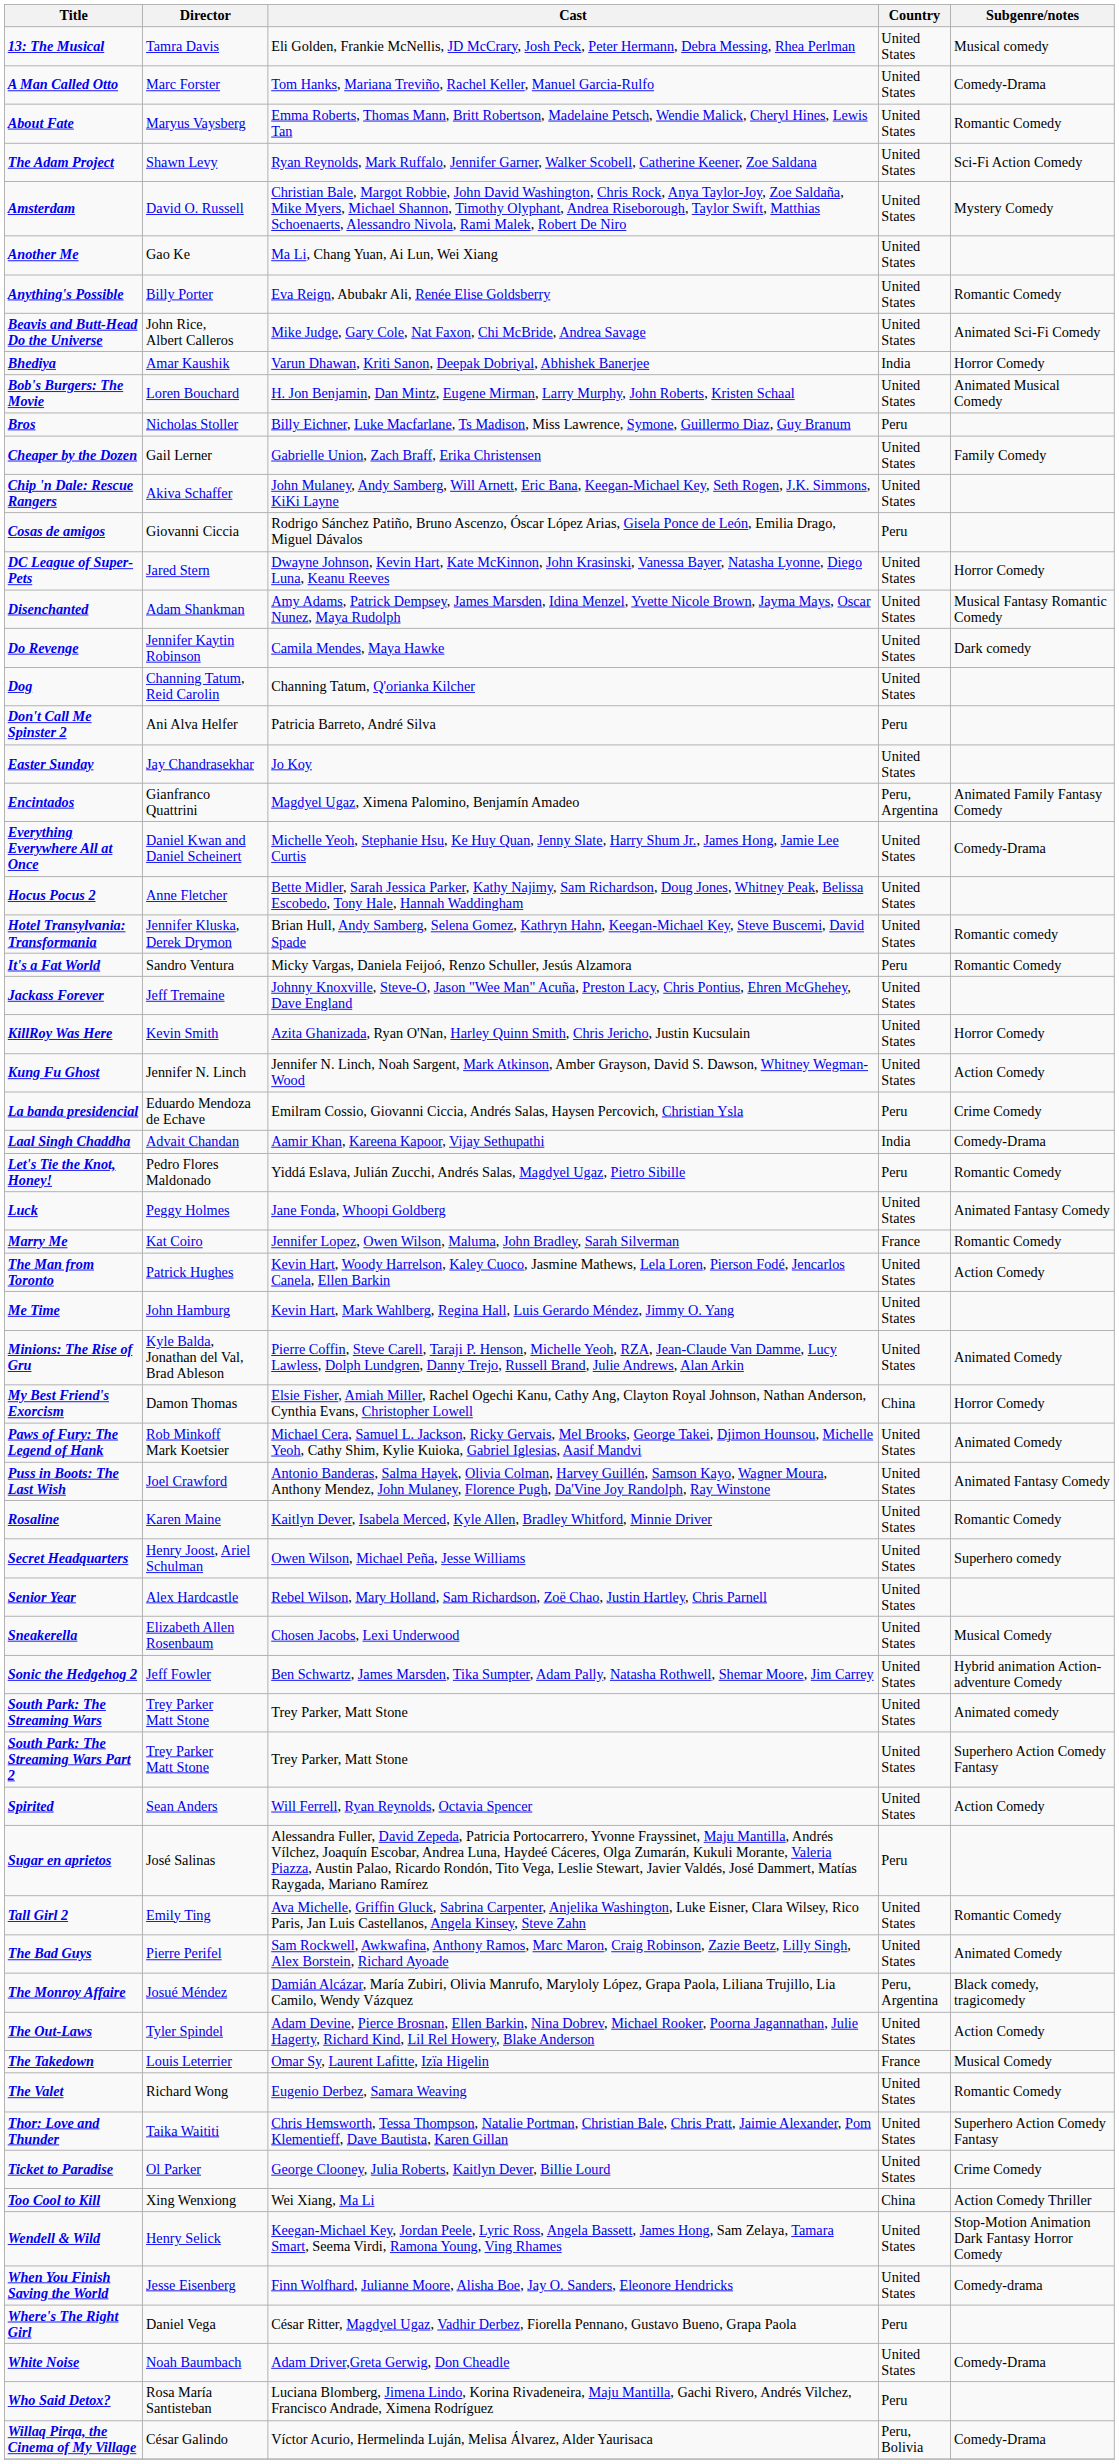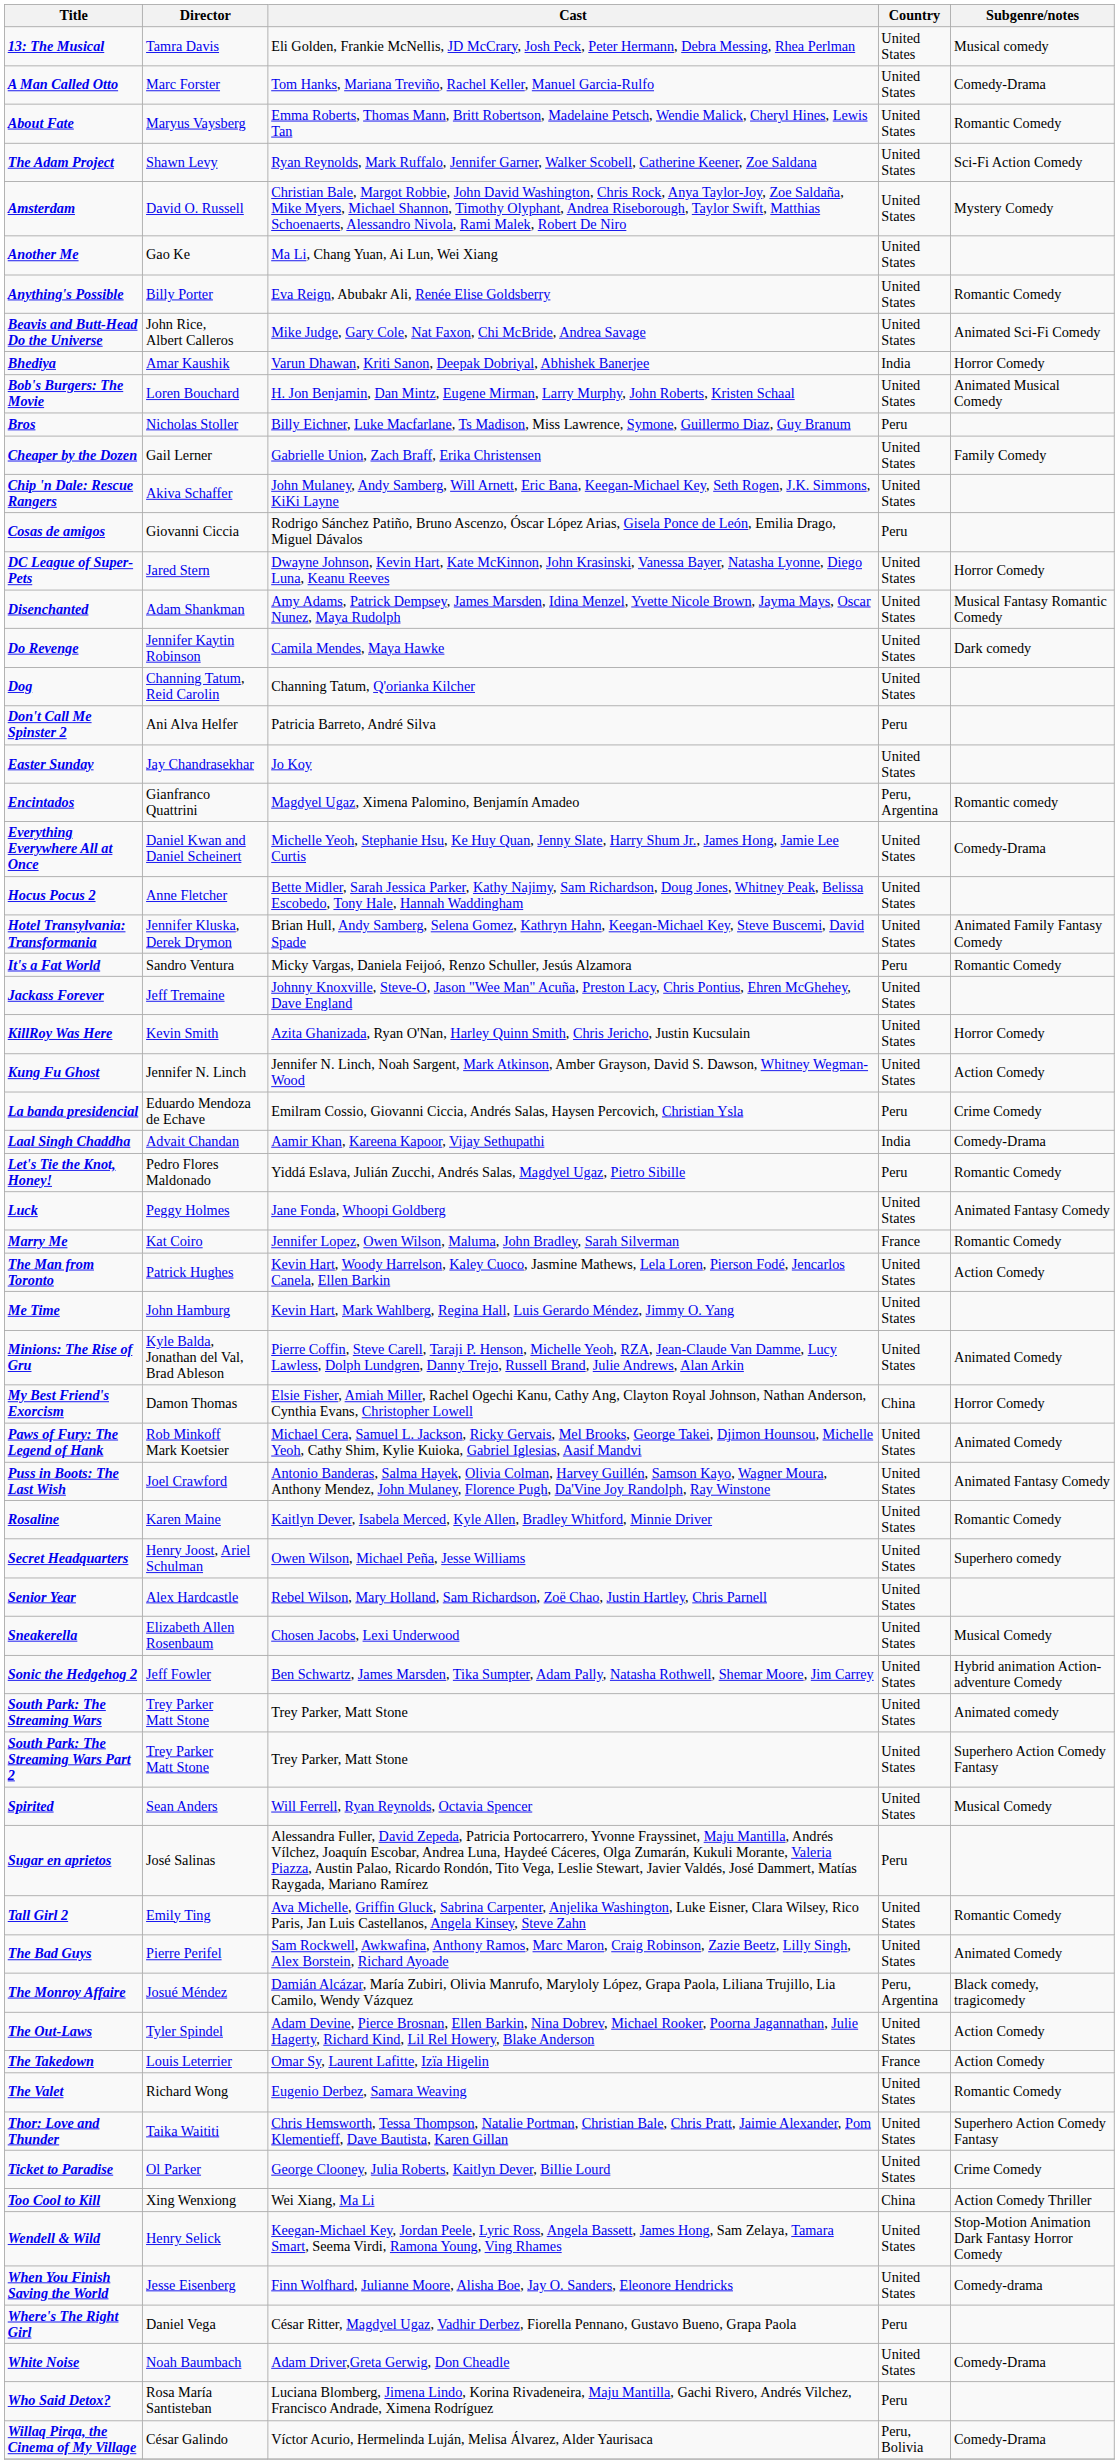(1028, 802) Animated Family Fantasy Comedy -> (1006, 802) Romantic comedy
(1006, 934) Romantic comedy -> (1028, 934) Animated Family Fantasy Comedy
(999, 1806) Action Comedy -> (1003, 1806) Musical Comedy
(1003, 2061) Musical Comedy -> (999, 2061) Action Comedy
